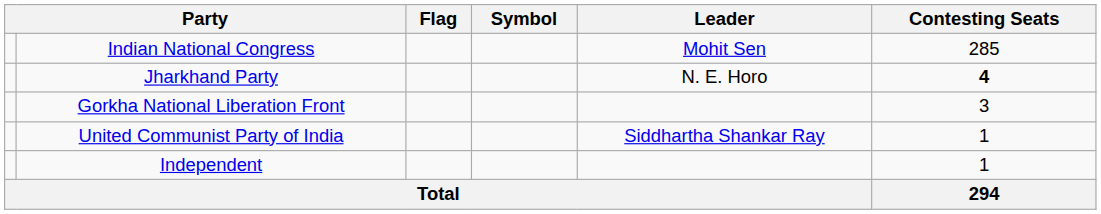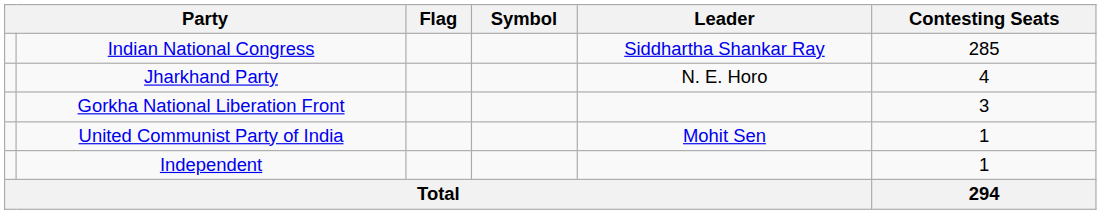(724, 48) Mohit Sen -> (724, 48) Siddhartha Shankar Ray
(984, 77) bold -> (984, 77) normal
(724, 135) Siddhartha Shankar Ray -> (724, 135) Mohit Sen
